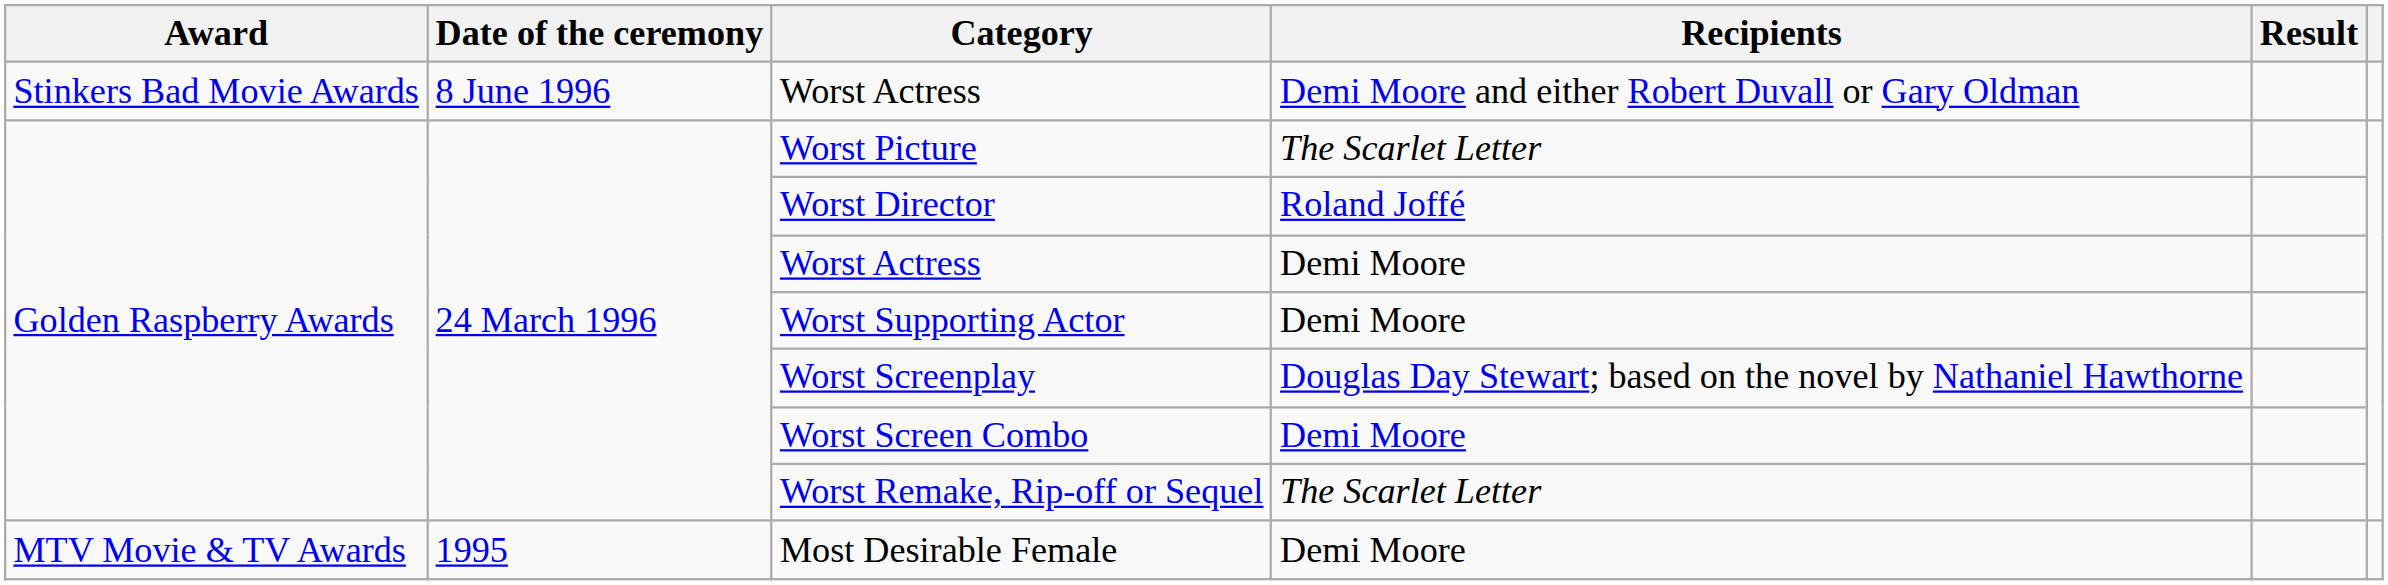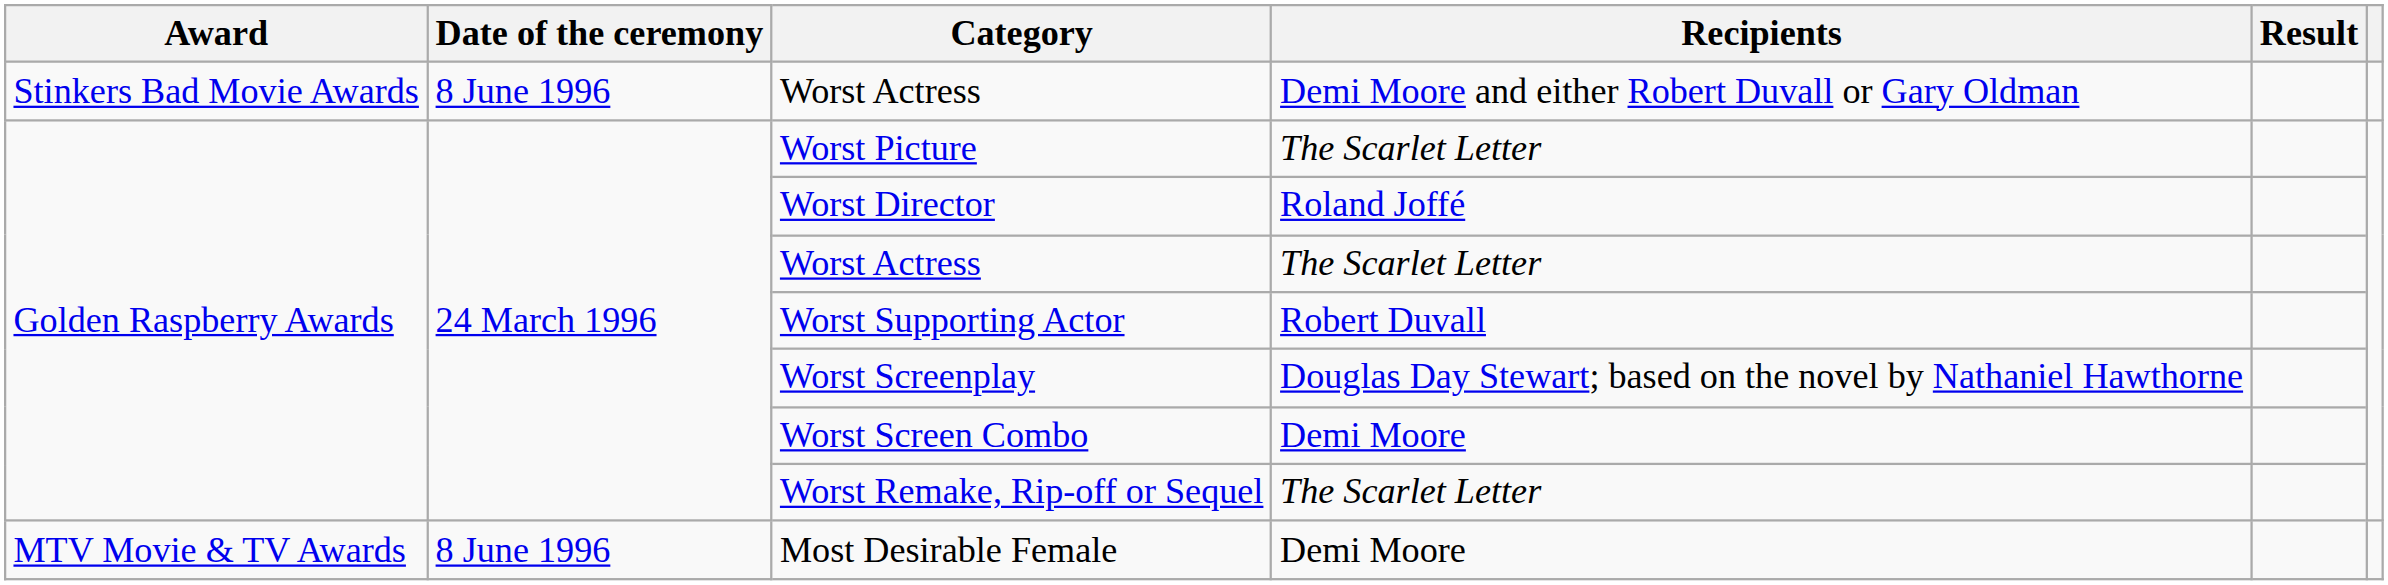(1373, 262) Demi Moore -> (1411, 262) The Scarlet Letter
(1373, 319) Demi Moore -> (1383, 319) Robert Duvall
(472, 549) 1995 -> (523, 549) 8 June 1996
